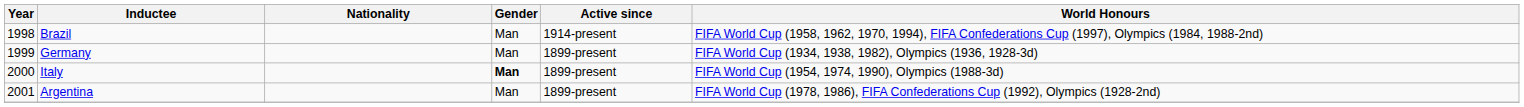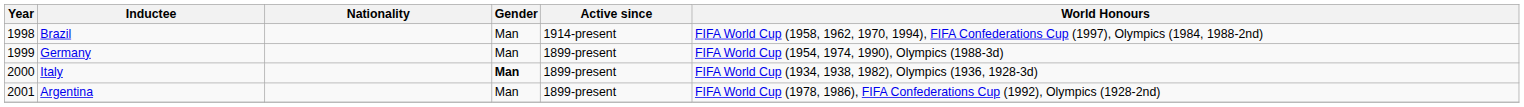(866, 53) FIFA World Cup (1934, 1938, 1982), Olympics (1936, 1928-3d) -> (849, 53) FIFA World Cup (1954, 1974, 1990), Olympics (1988-3d)
(849, 72) FIFA World Cup (1954, 1974, 1990), Olympics (1988-3d) -> (866, 72) FIFA World Cup (1934, 1938, 1982), Olympics (1936, 1928-3d)
